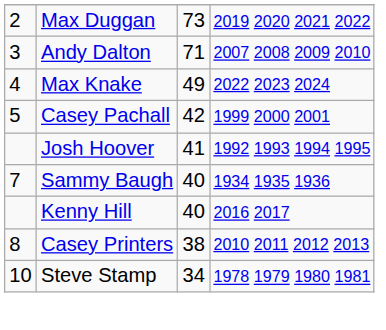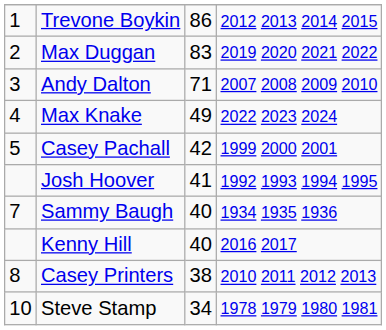+ row: (111, 20)
(194, 20) 73 -> (201, 52) 83
